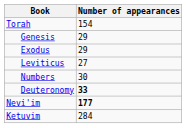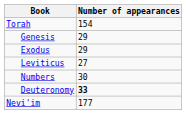(85, 103) bold -> (85, 103) normal
- row: (23, 116)
